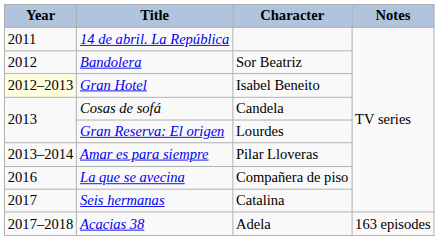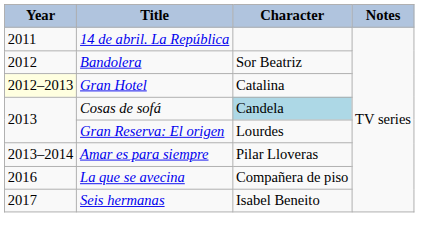(278, 85) Isabel Beneito -> (260, 85) Catalina
(260, 108) no background -> (260, 108) lightblue background
(260, 200) Catalina -> (278, 200) Isabel Beneito
- row: (112, 223)
